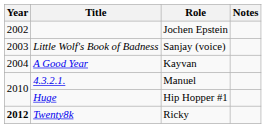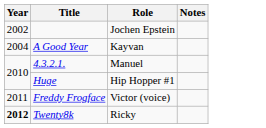- row: (96, 47)
+ row: (69, 98)
